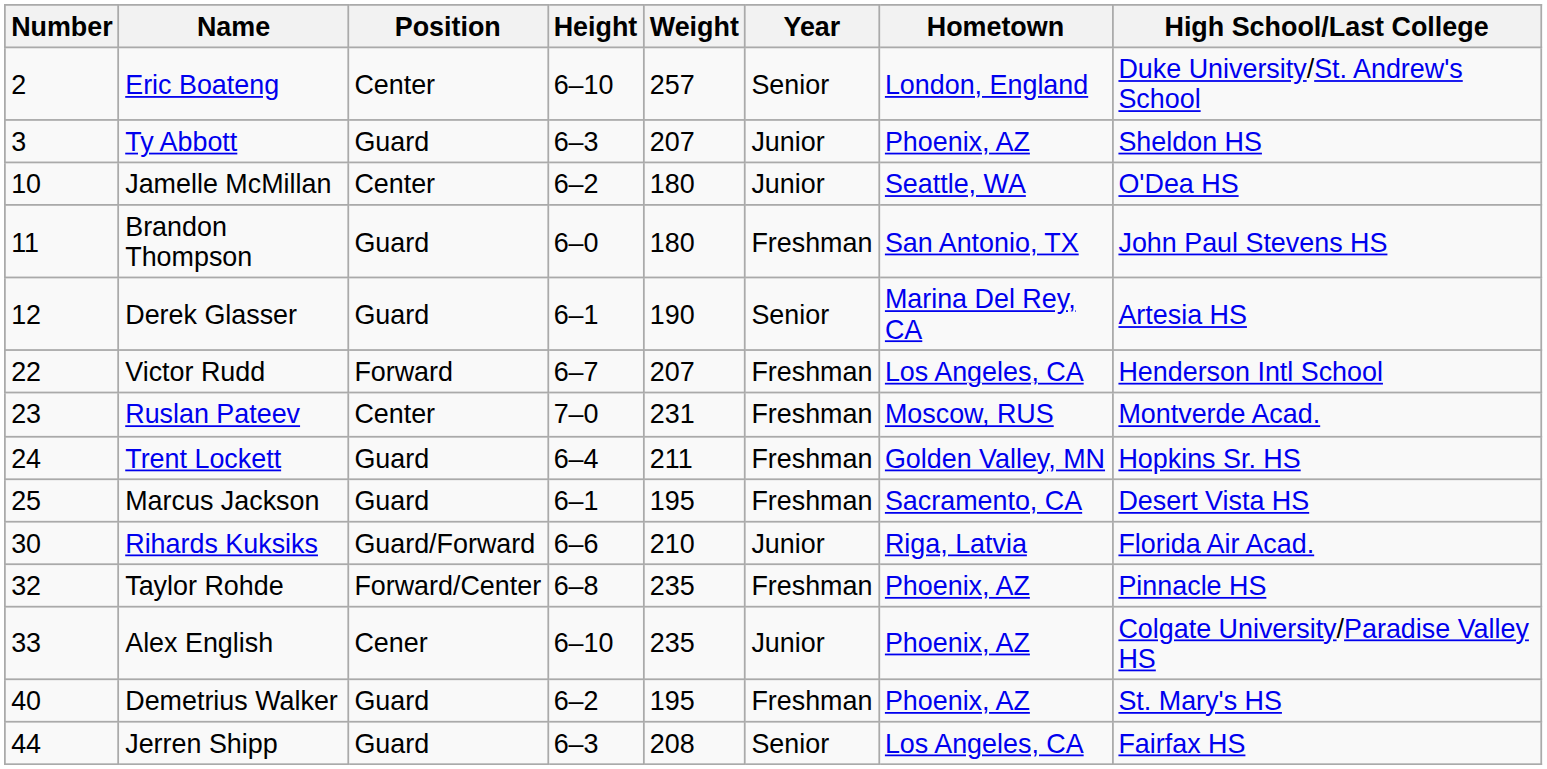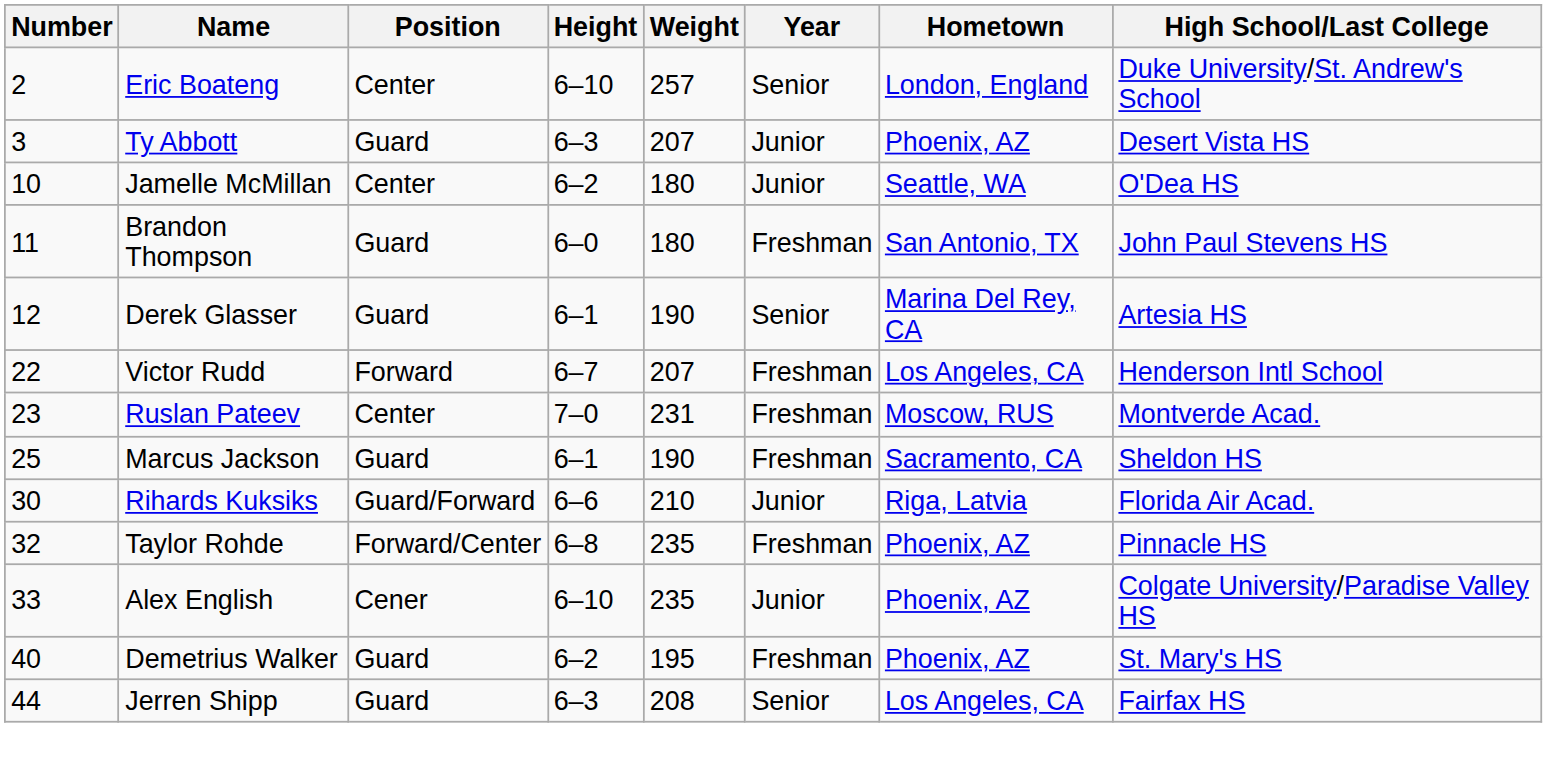(1190, 142) Sheldon HS -> (1214, 142) Desert Vista HS
- row: (203, 457)
(672, 500) 195 -> (672, 457) 190
(1214, 500) Desert Vista HS -> (1190, 457) Sheldon HS
